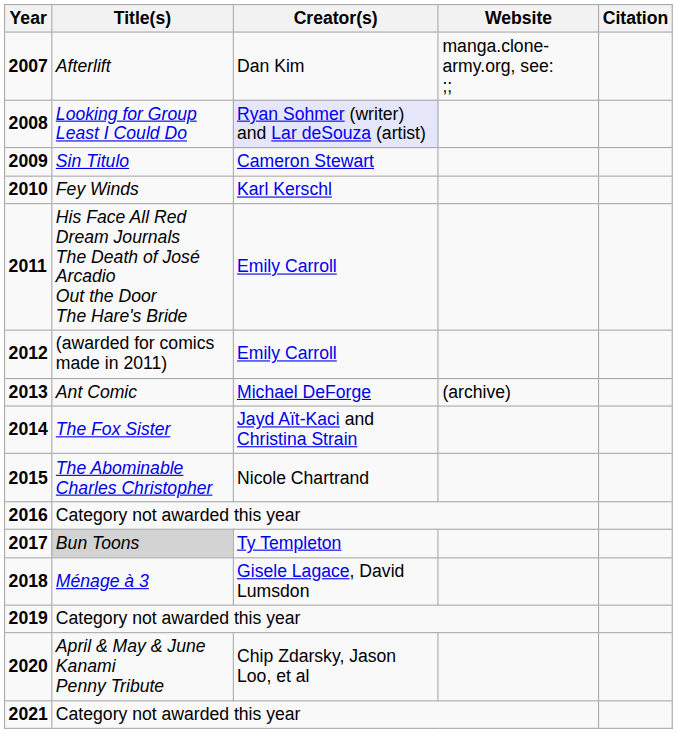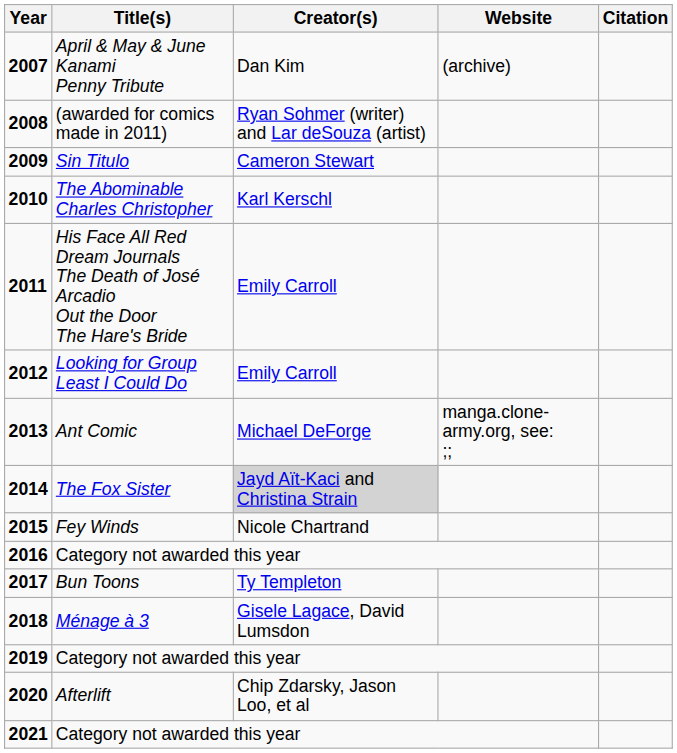(83, 66) Afterlift -> (131, 66) April & May & June Kanami Penny Tribute
(498, 66) manga.clone-army.org, see: ;; -> (477, 66) (archive)
(126, 123) Looking for Group Least I Could Do -> (135, 123) (awarded for comics made in 2011)
(331, 123) lavender background -> (331, 123) no background
(97, 189) Fey Winds -> (134, 199) The Abominable Charles Christopher
(135, 354) (awarded for comics made in 2011) -> (126, 374) Looking for Group Least I Could Do
(477, 392) (archive) -> (498, 431) manga.clone-army.org, see: ;;
(306, 429) no background -> (306, 489) lightgrey background
(134, 477) The Abominable Charles Christopher -> (97, 527) Fey Winds
(98, 543) lightgrey background -> (98, 582) no background
(131, 666) April & May & June Kanami Penny Tribute -> (83, 696) Afterlift
